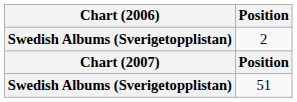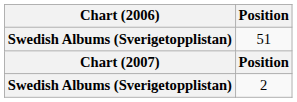rows swapped: (264, 39) <-> (264, 85)
